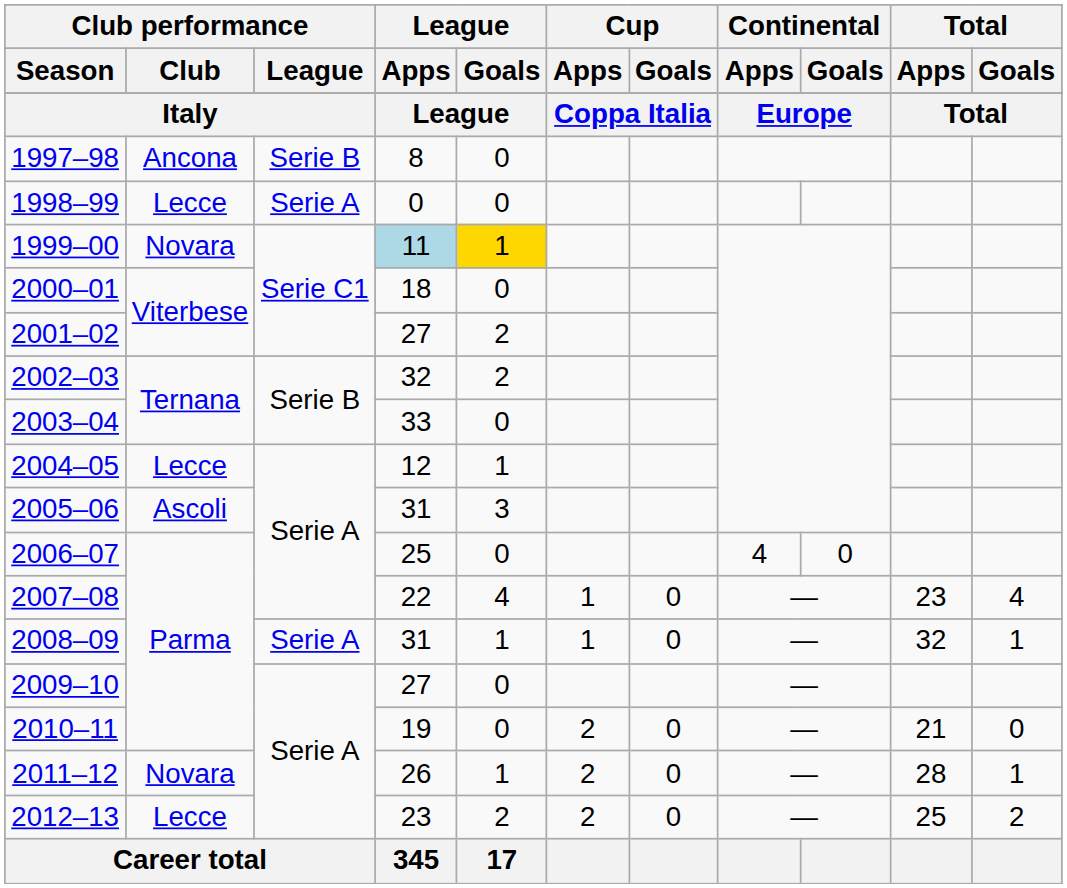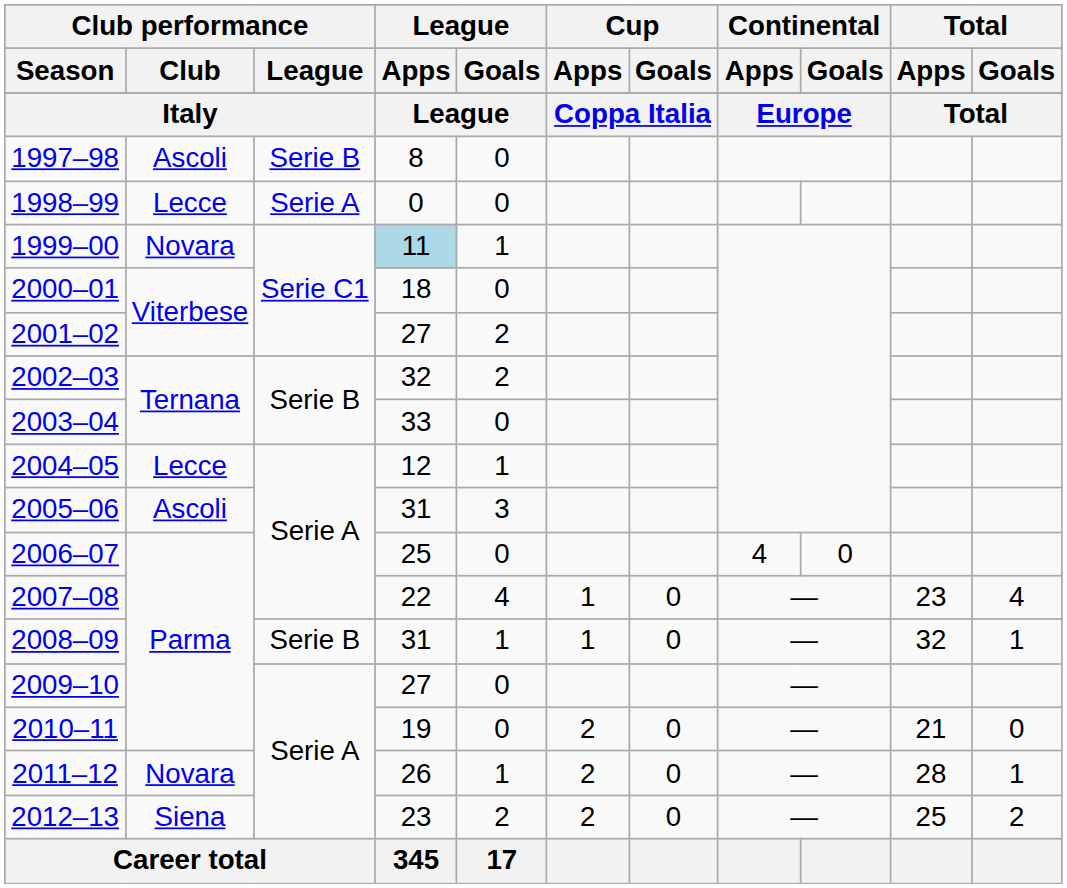(190, 158) Ancona -> (190, 158) Ascoli
(502, 245) gold background -> (502, 245) no background
(315, 641) Serie A -> (315, 641) Serie B
(190, 816) Lecce -> (190, 816) Siena
